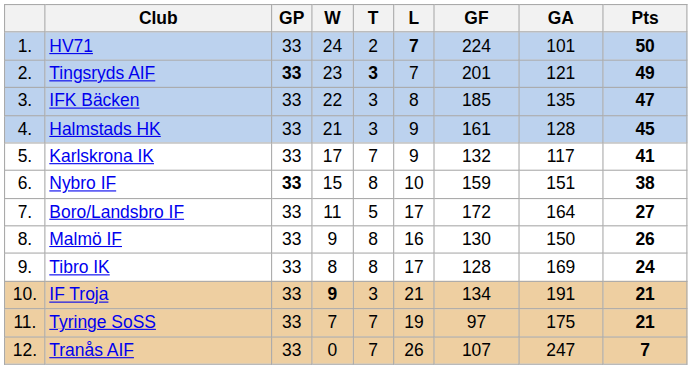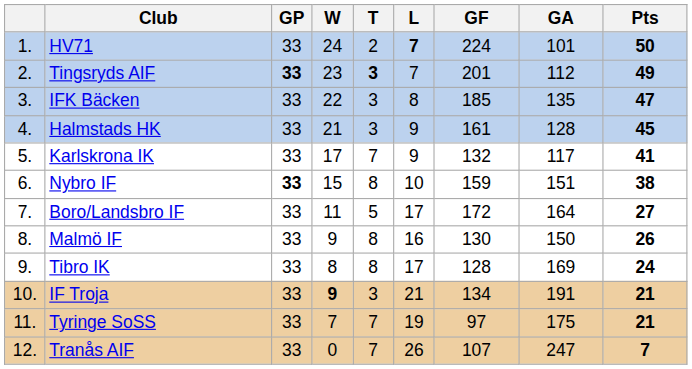(561, 73) 121 -> (561, 73) 112
